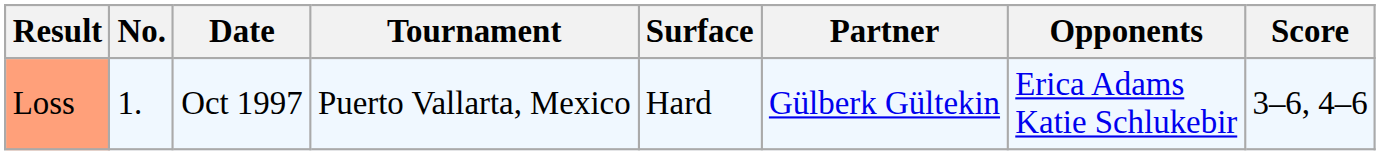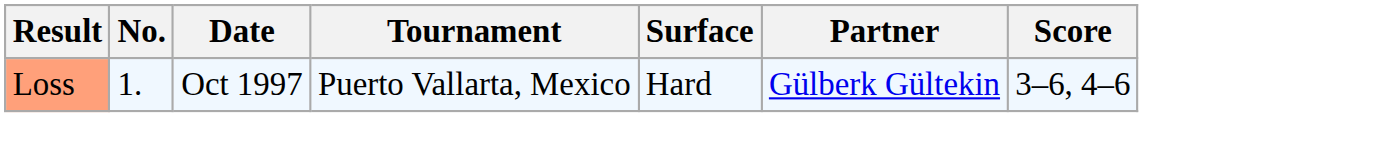- column: (1126, 30)
